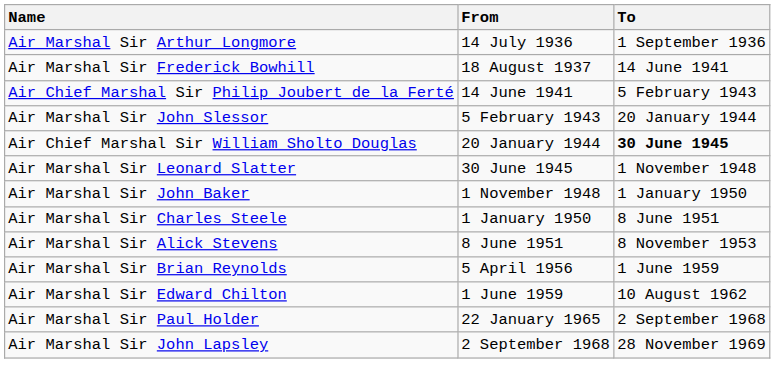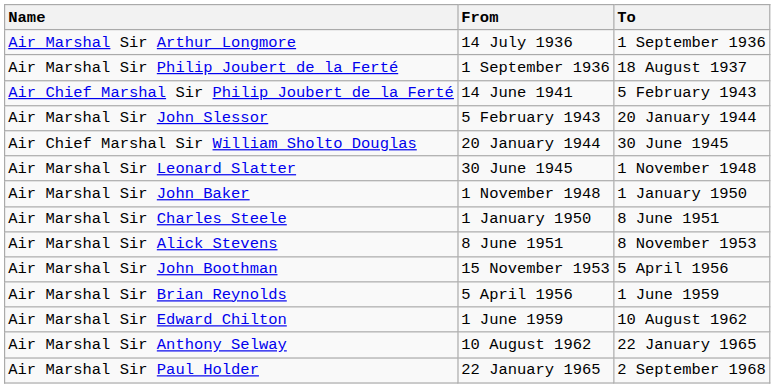+ row: (203, 68)
- row: (161, 68)
(673, 143) bold -> (673, 143) normal
+ row: (143, 269)
+ row: (148, 345)
- row: (138, 345)
